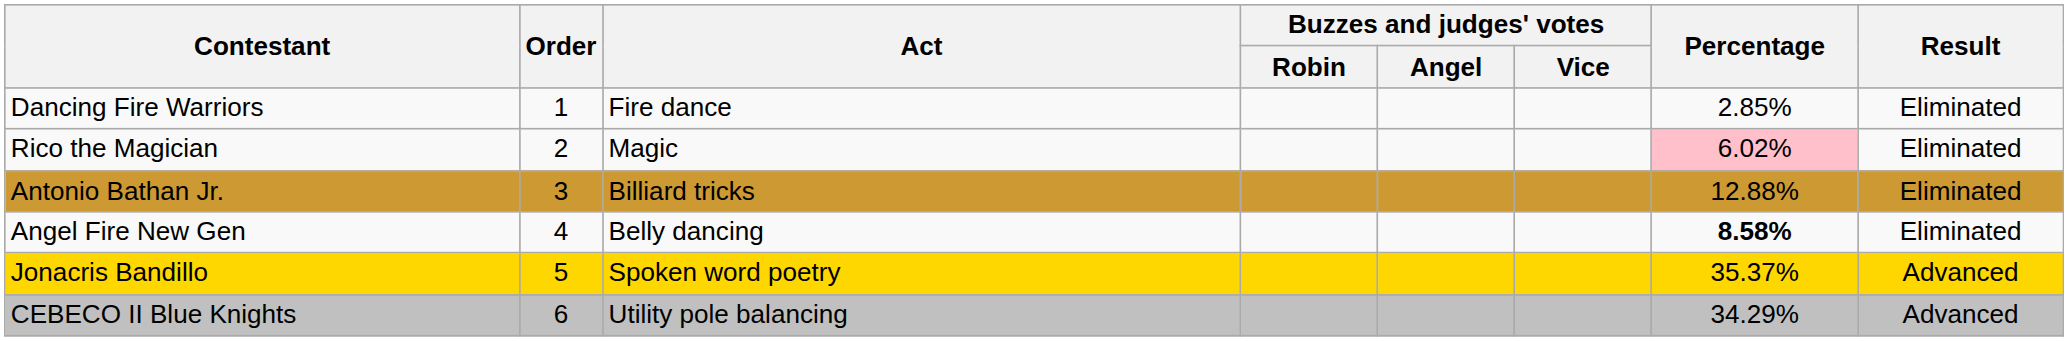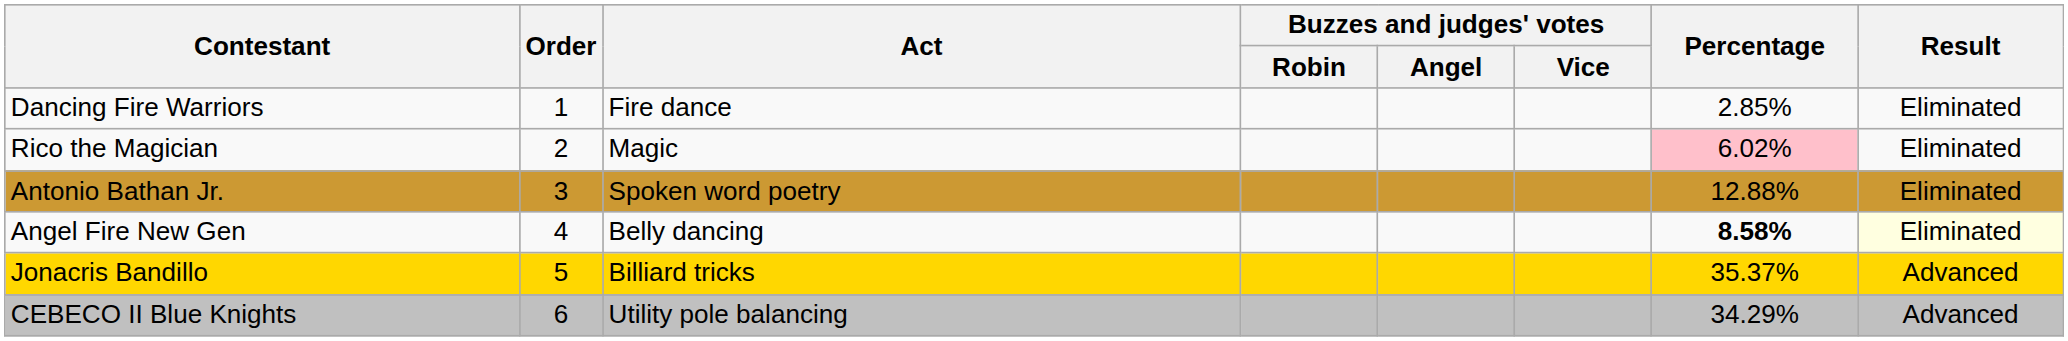(682, 190) Billiard tricks -> (725, 190) Spoken word poetry
(1961, 231) no background -> (1961, 231) lightyellow background
(725, 273) Spoken word poetry -> (682, 273) Billiard tricks
